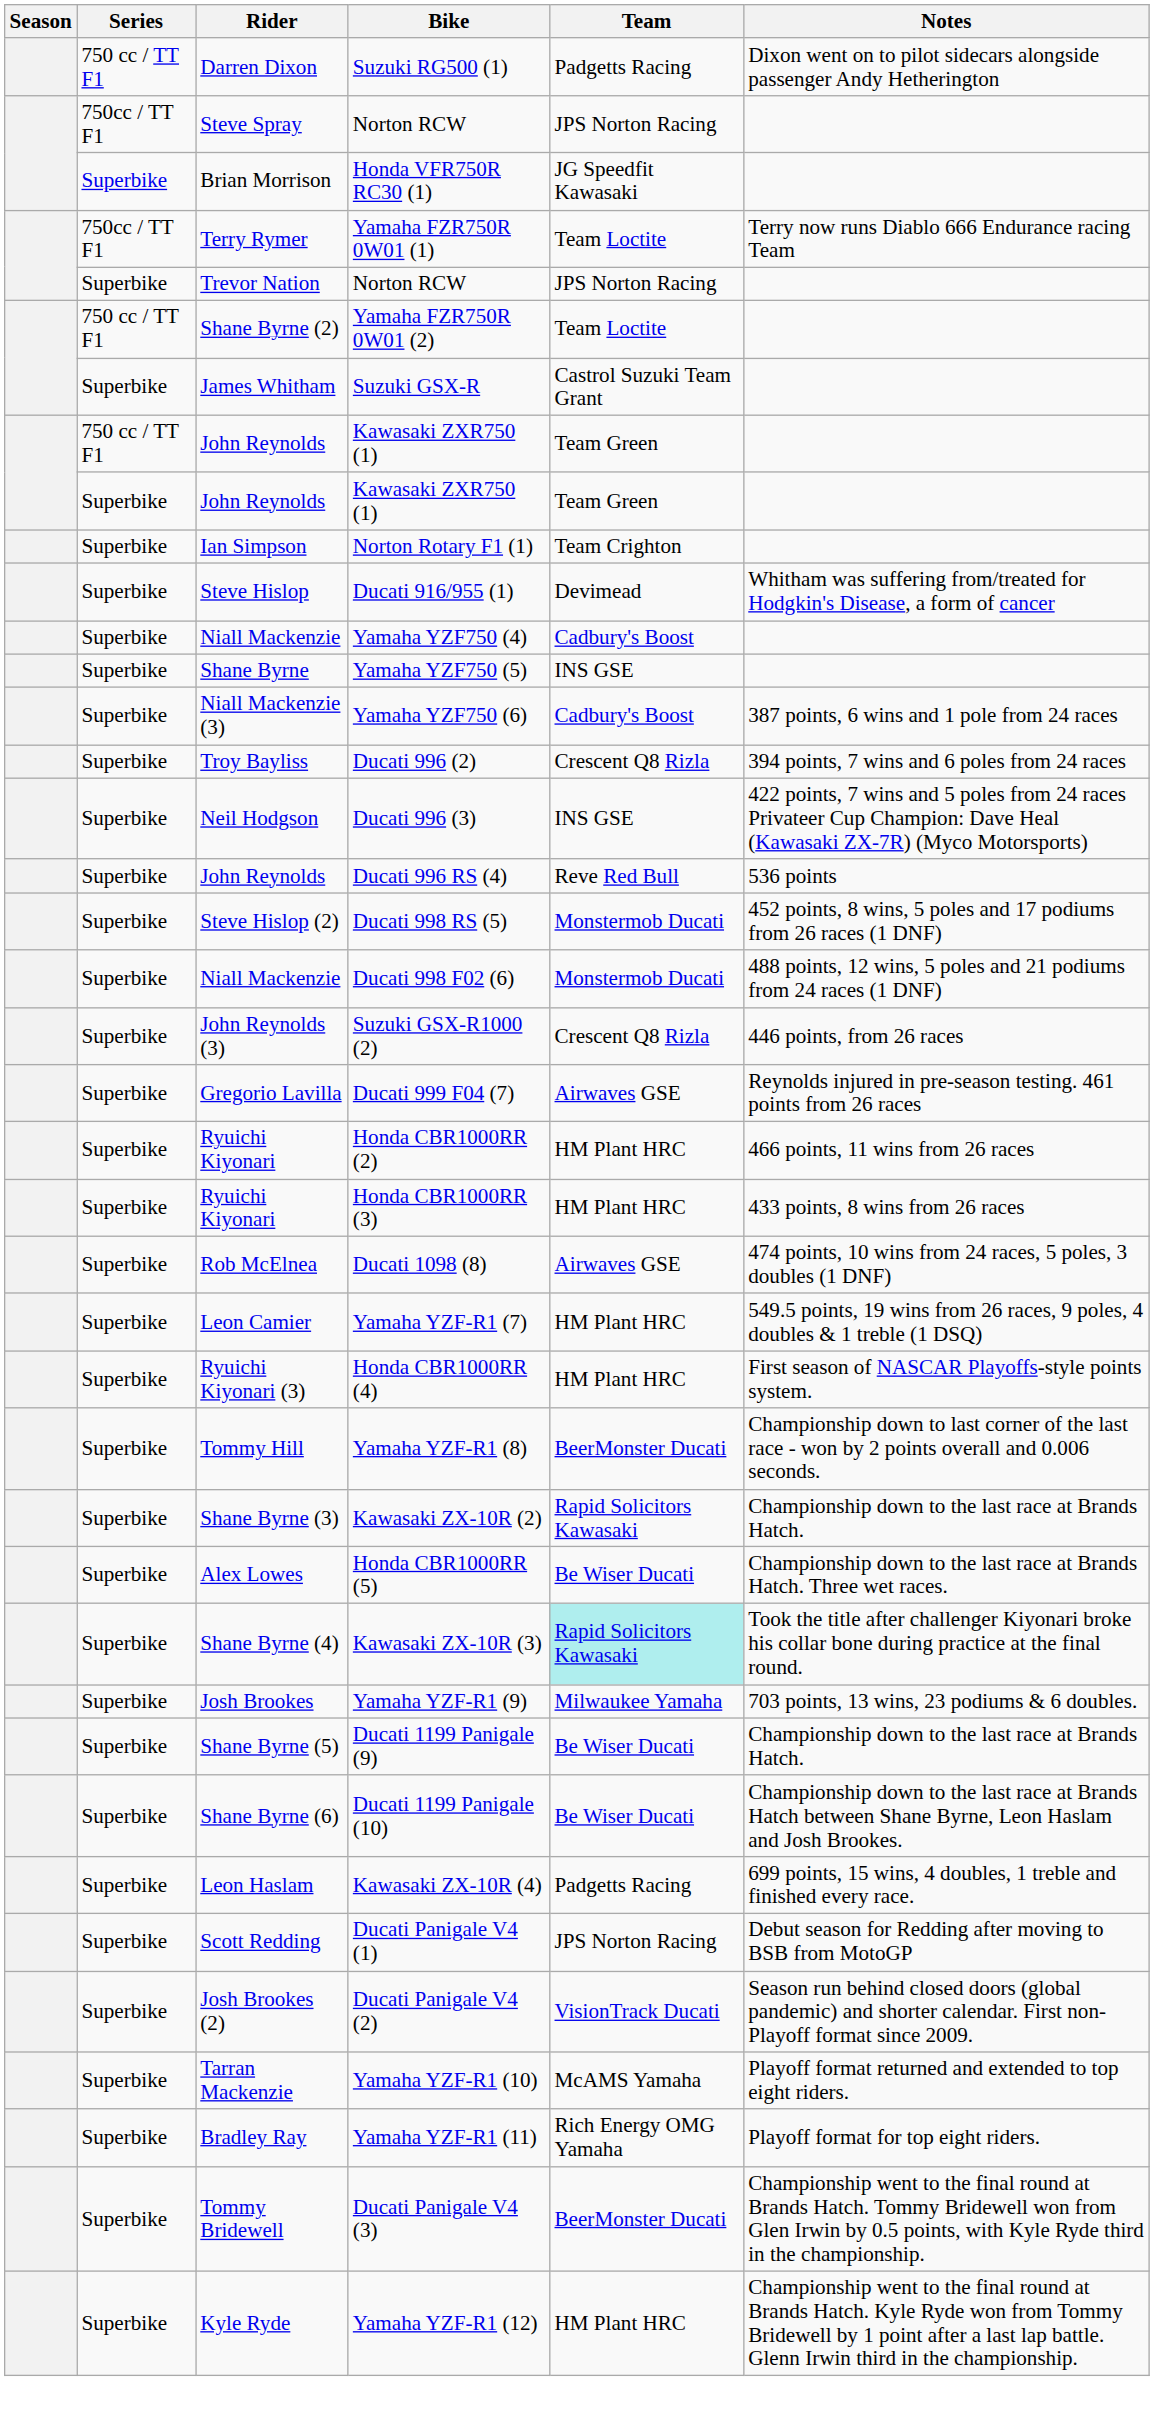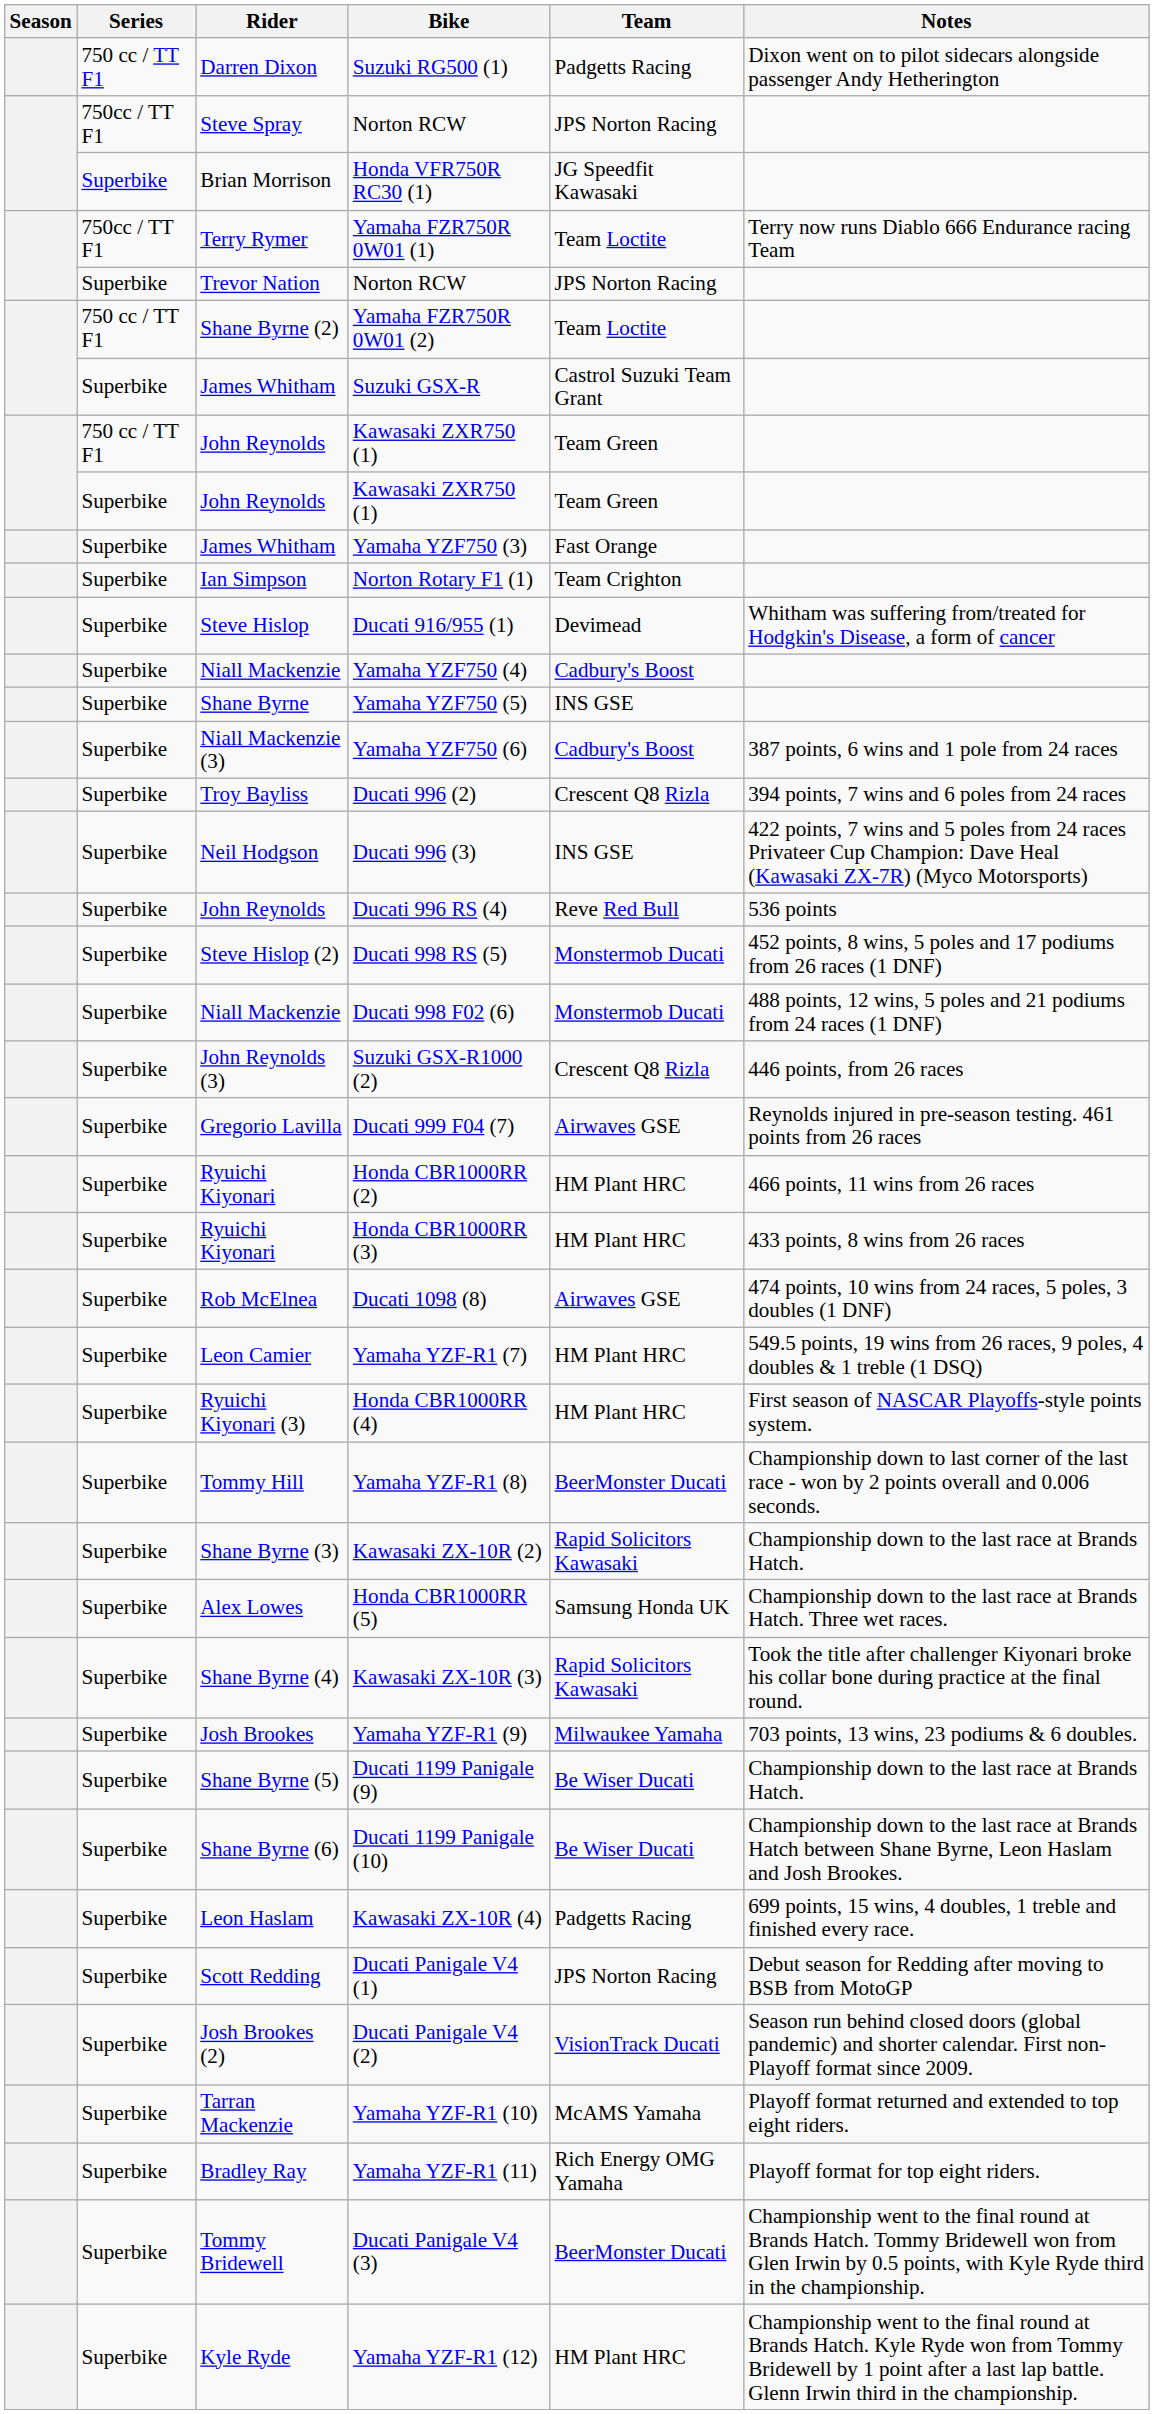+ row: (124, 546)
(624, 1574) Be Wiser Ducati -> (642, 1608) Samsung Honda UK
(623, 1643) paleturquoise background -> (623, 1677) no background
